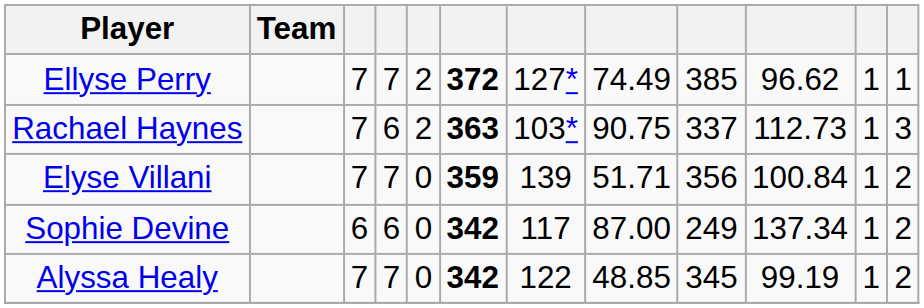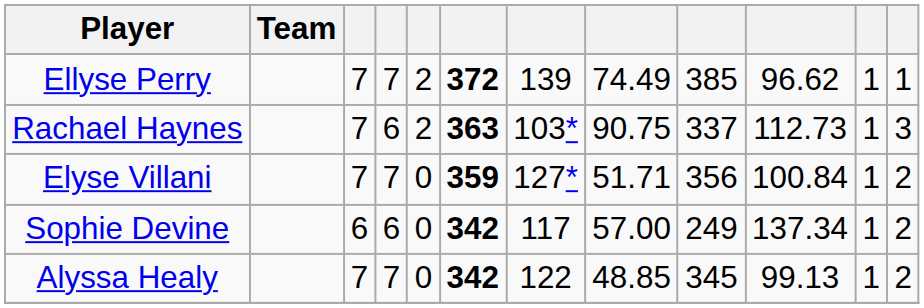(546, 79) 127* -> (546, 79) 139
(546, 178) 139 -> (546, 178) 127*
(632, 228) 87.00 -> (632, 228) 57.00
(800, 278) 99.19 -> (800, 278) 99.13
